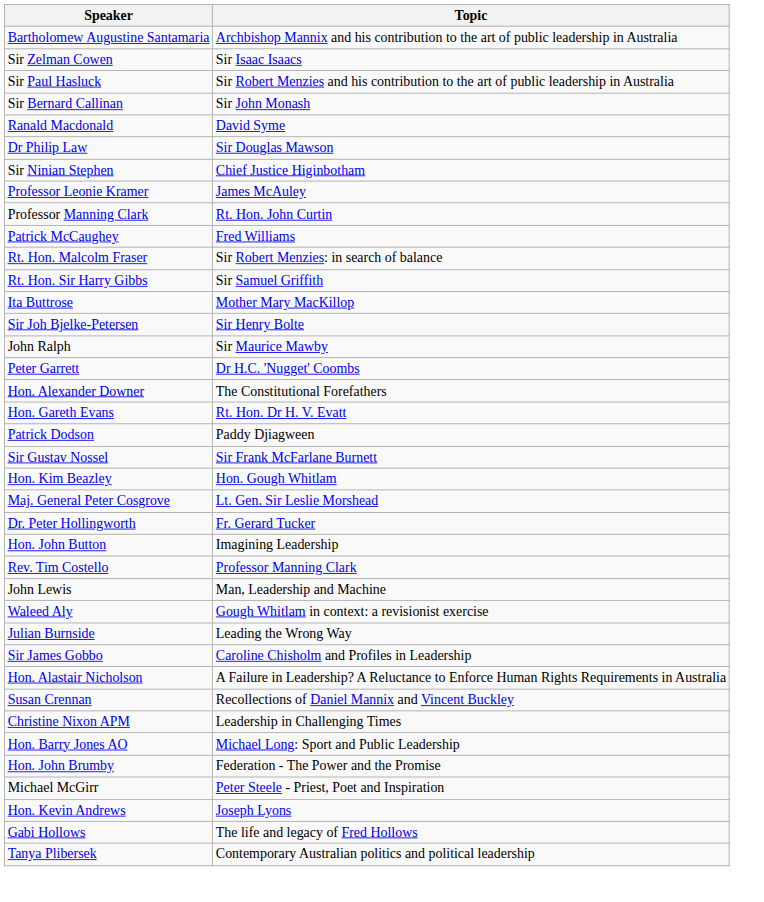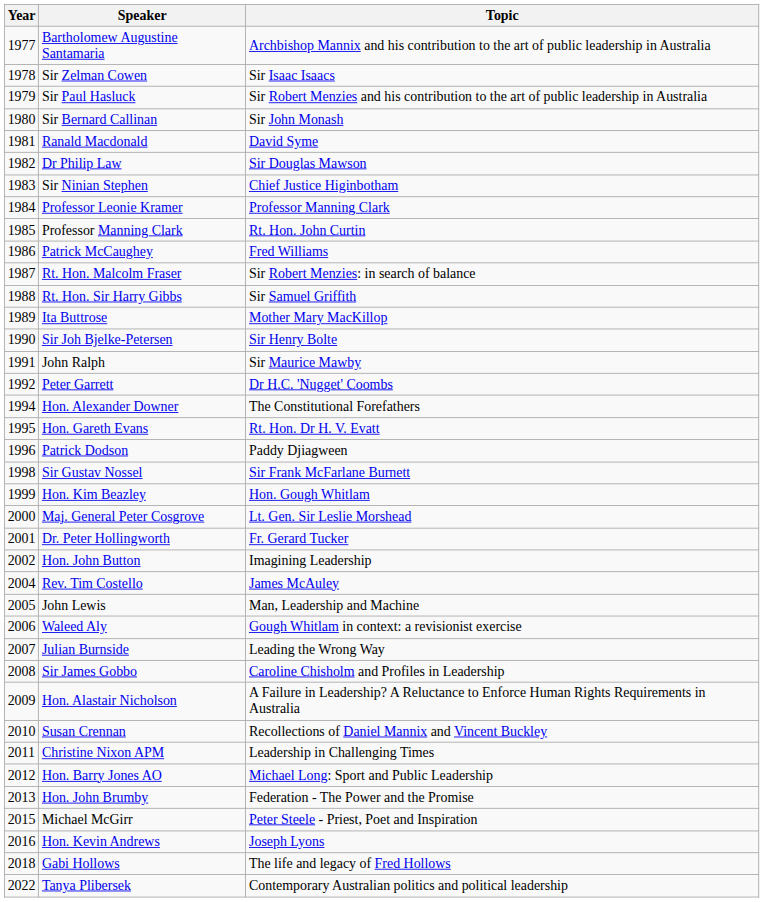+ column: (22, 15)
(261, 192) James McAuley -> (319, 207) Professor Manning Clark
(286, 567) Professor Manning Clark -> (294, 583) James McAuley
